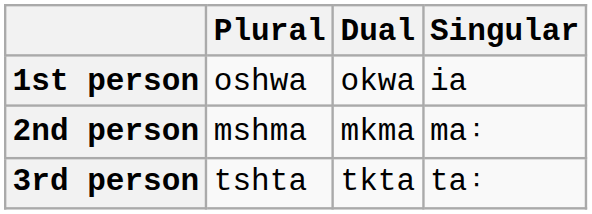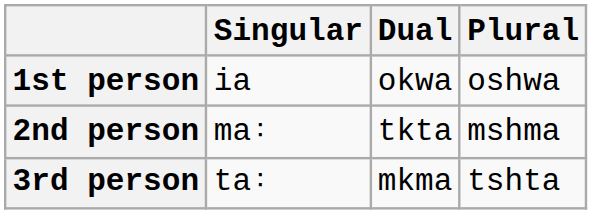columns swapped: (504, 31) <-> (270, 31)
(378, 132) mkma -> (415, 132) tkta
(378, 182) tkta -> (415, 182) mkma
